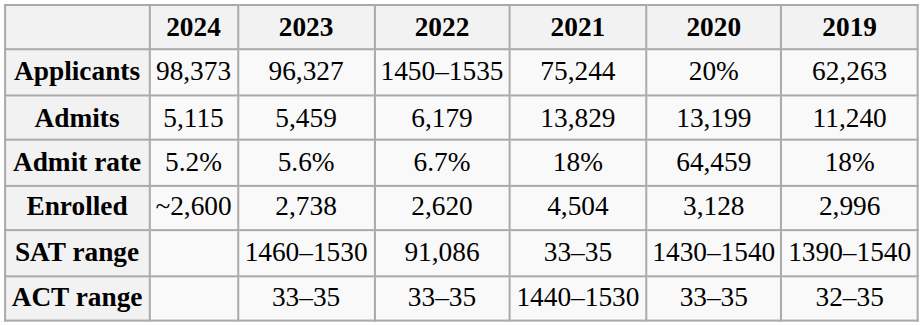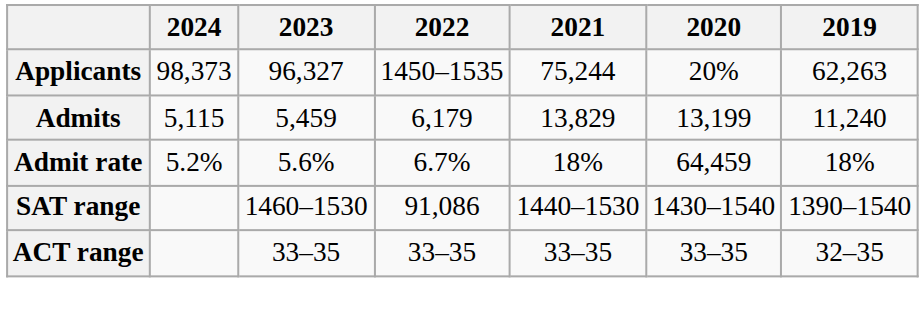- row: (77, 207)
(578, 252) 33–35 -> (578, 207) 1440–1530
(578, 297) 1440–1530 -> (578, 252) 33–35
